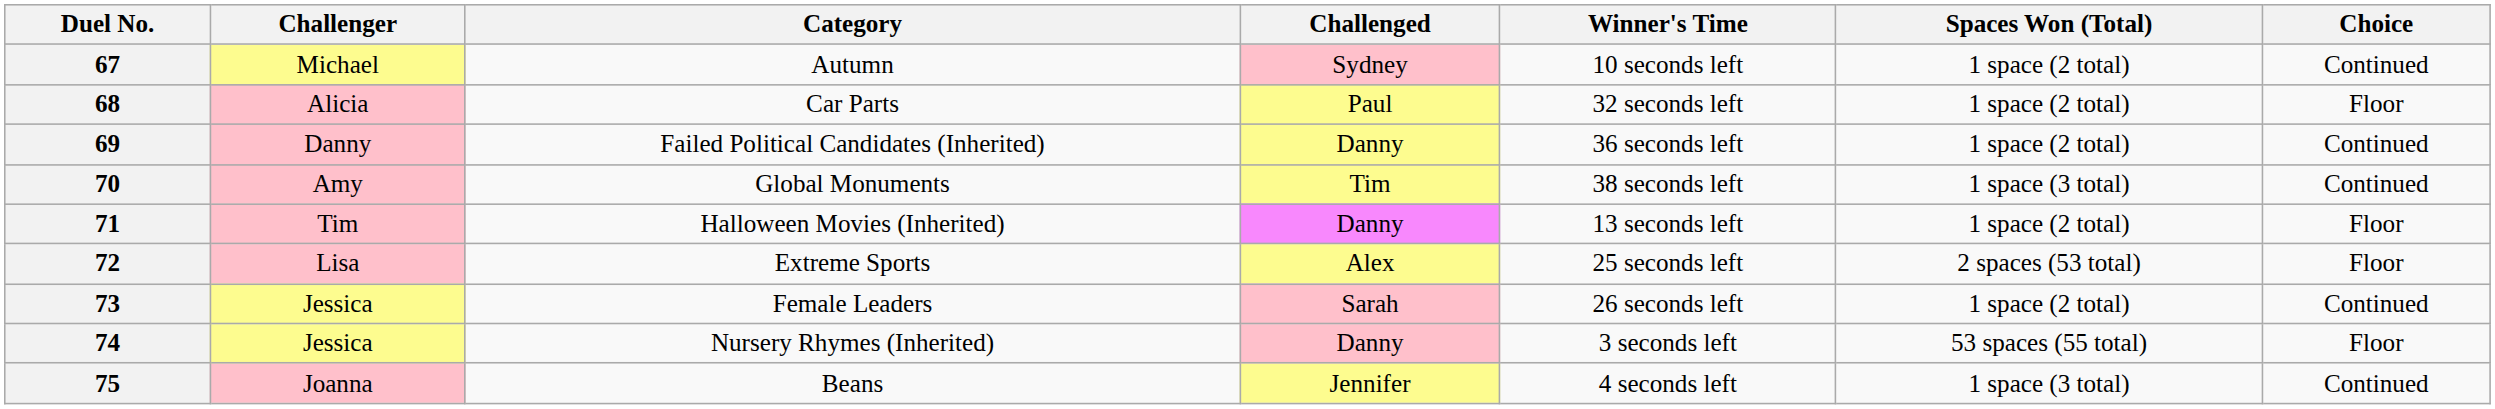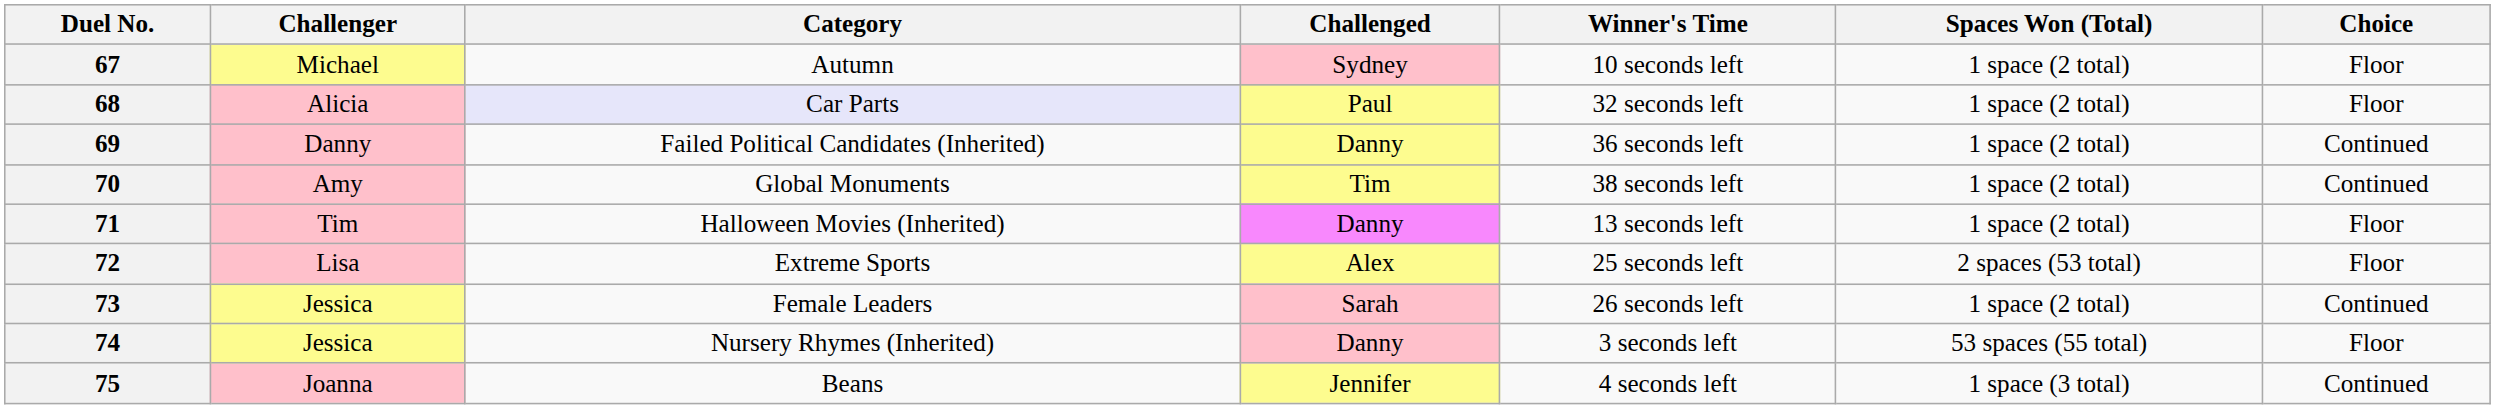(2376, 64) Continued -> (2376, 64) Floor
(853, 104) no background -> (853, 104) lavender background
(2049, 183) 1 space (3 total) -> (2049, 183) 1 space (2 total)
